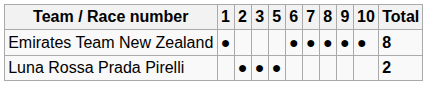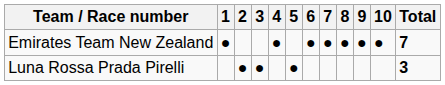+ column: (277, 17)
(387, 42) 8 -> (404, 42) 7
(387, 67) 2 -> (404, 67) 3
